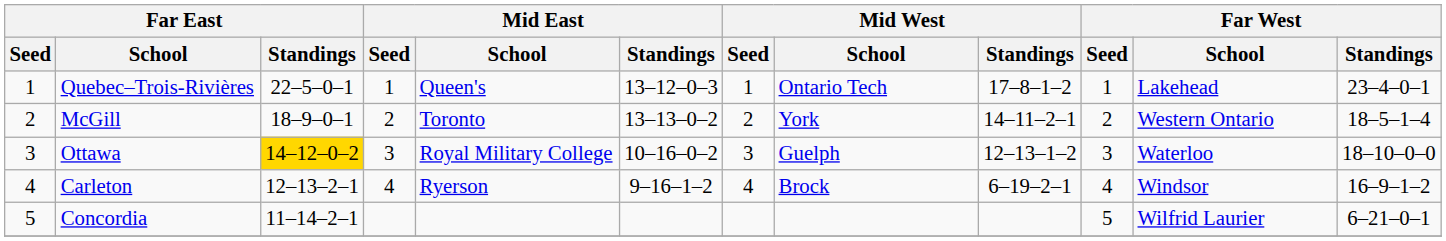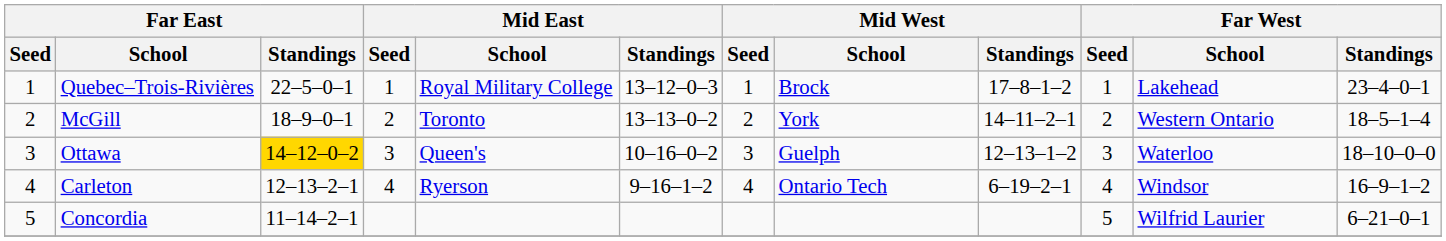(453, 86) Queen's -> (516, 86) Royal Military College
(833, 86) Ontario Tech -> (804, 86) Brock
(516, 152) Royal Military College -> (453, 152) Queen's
(804, 185) Brock -> (833, 185) Ontario Tech
